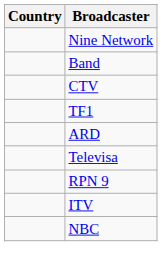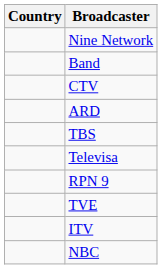- row: (81, 110)
+ row: (82, 134)
+ row: (83, 205)
